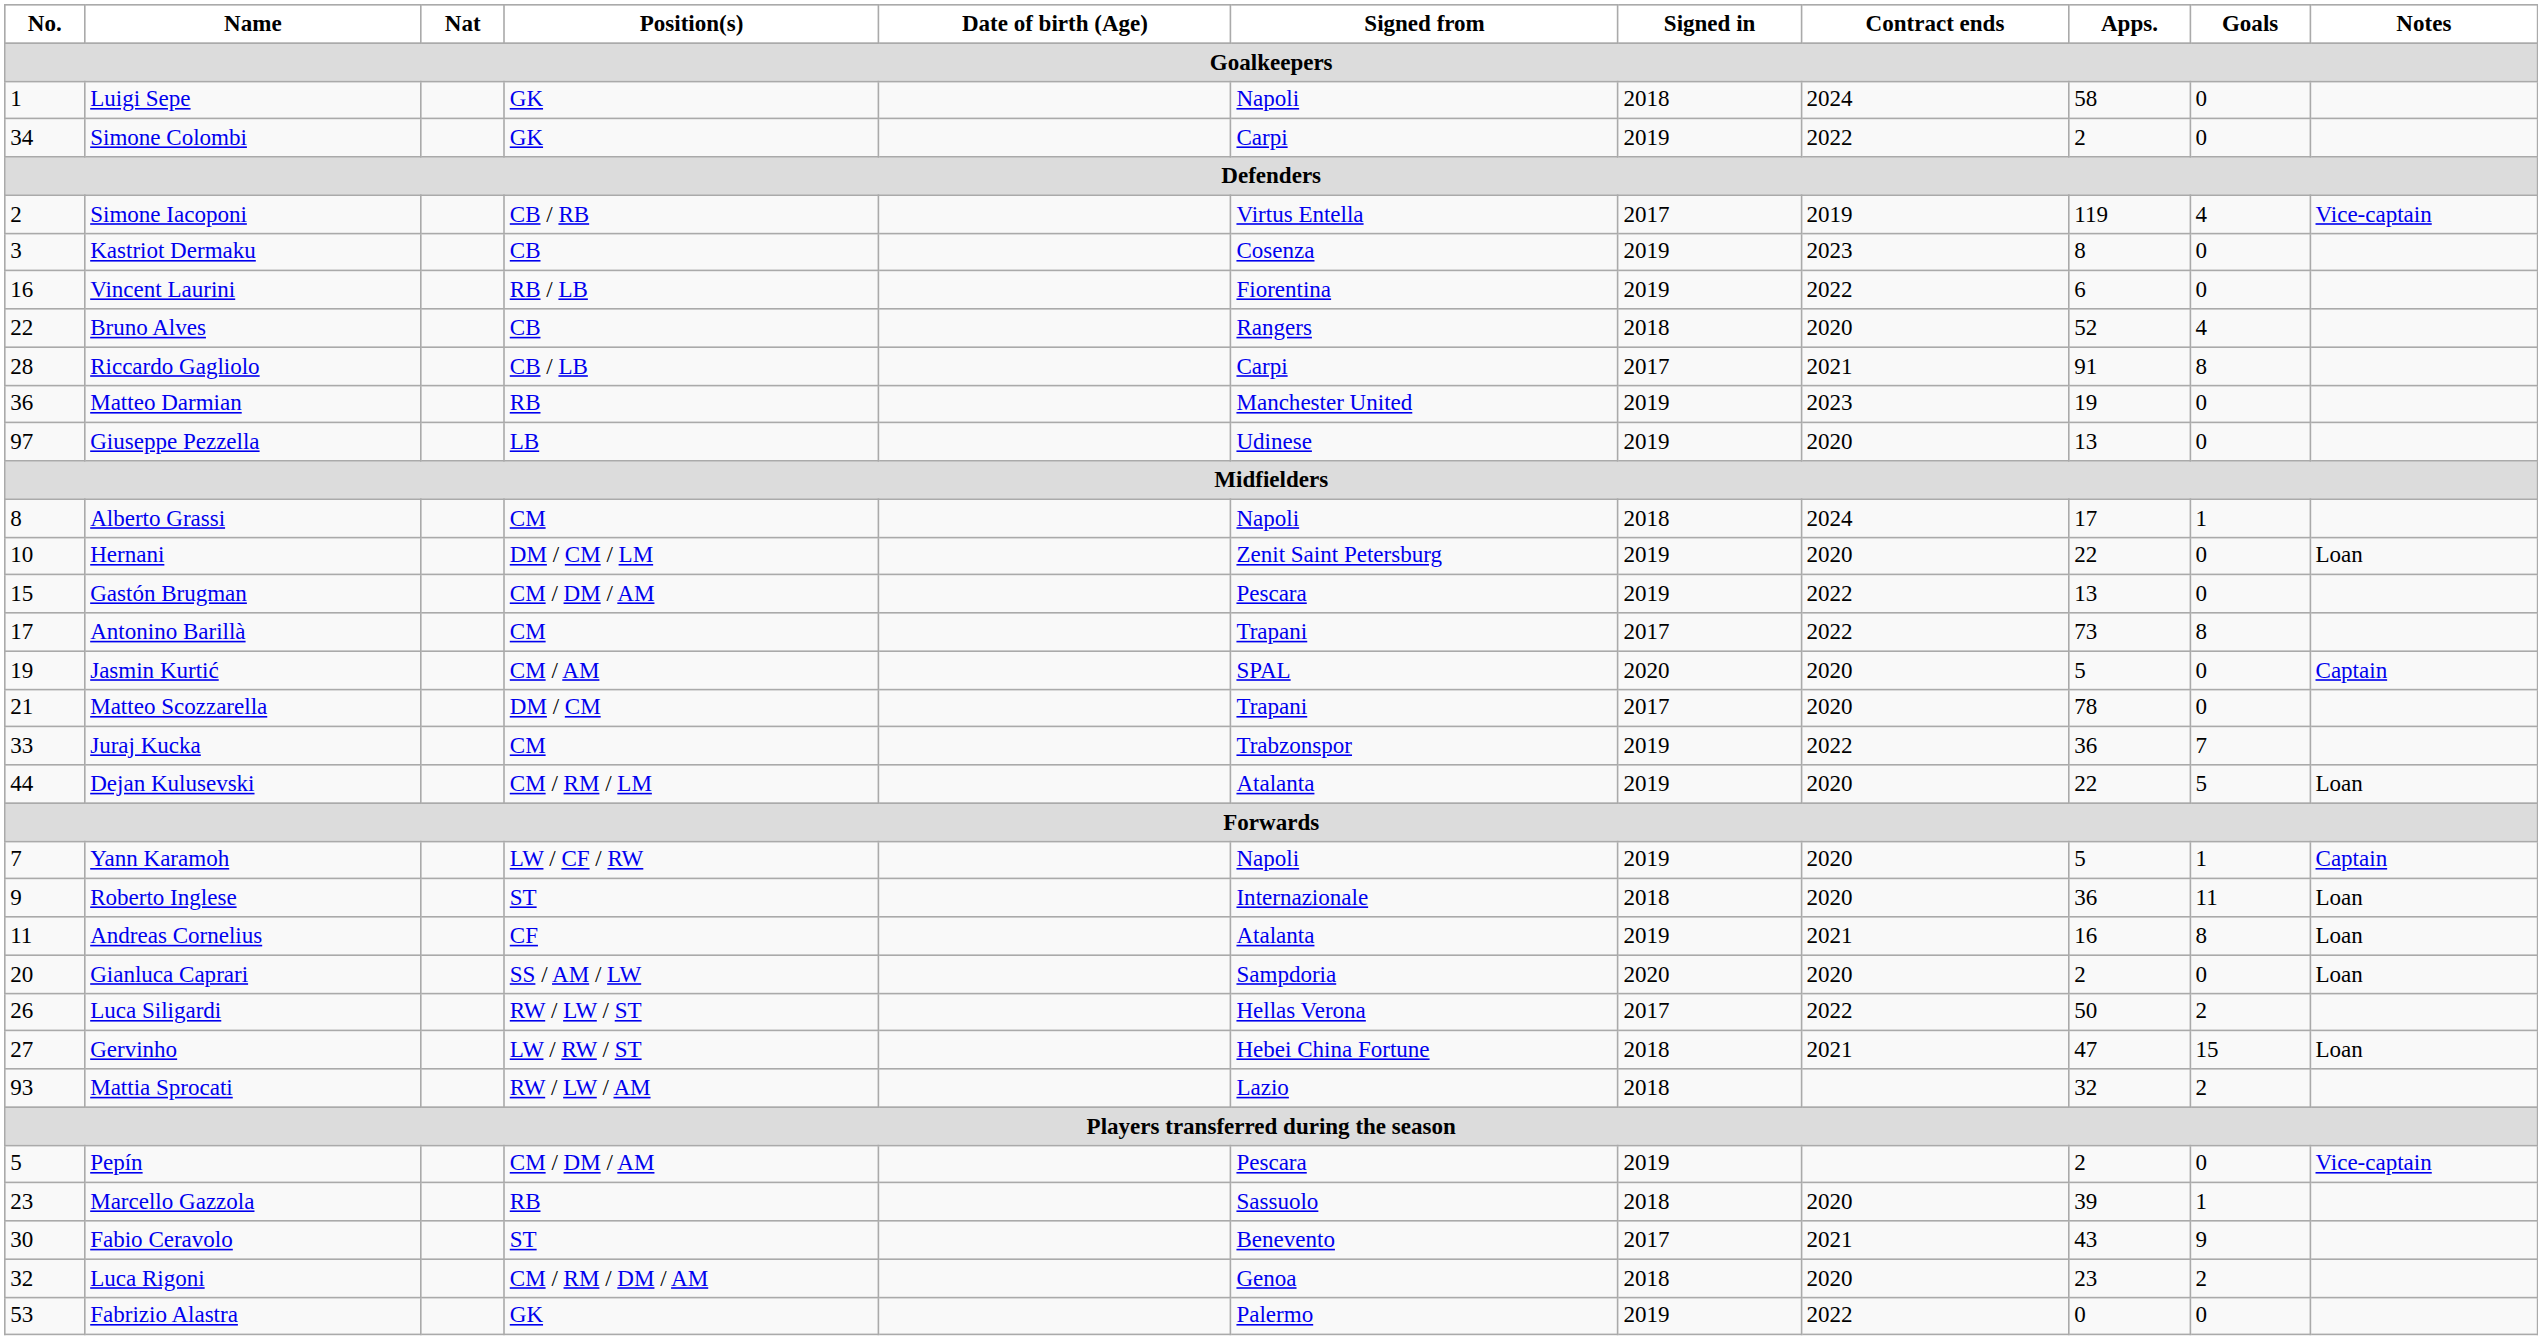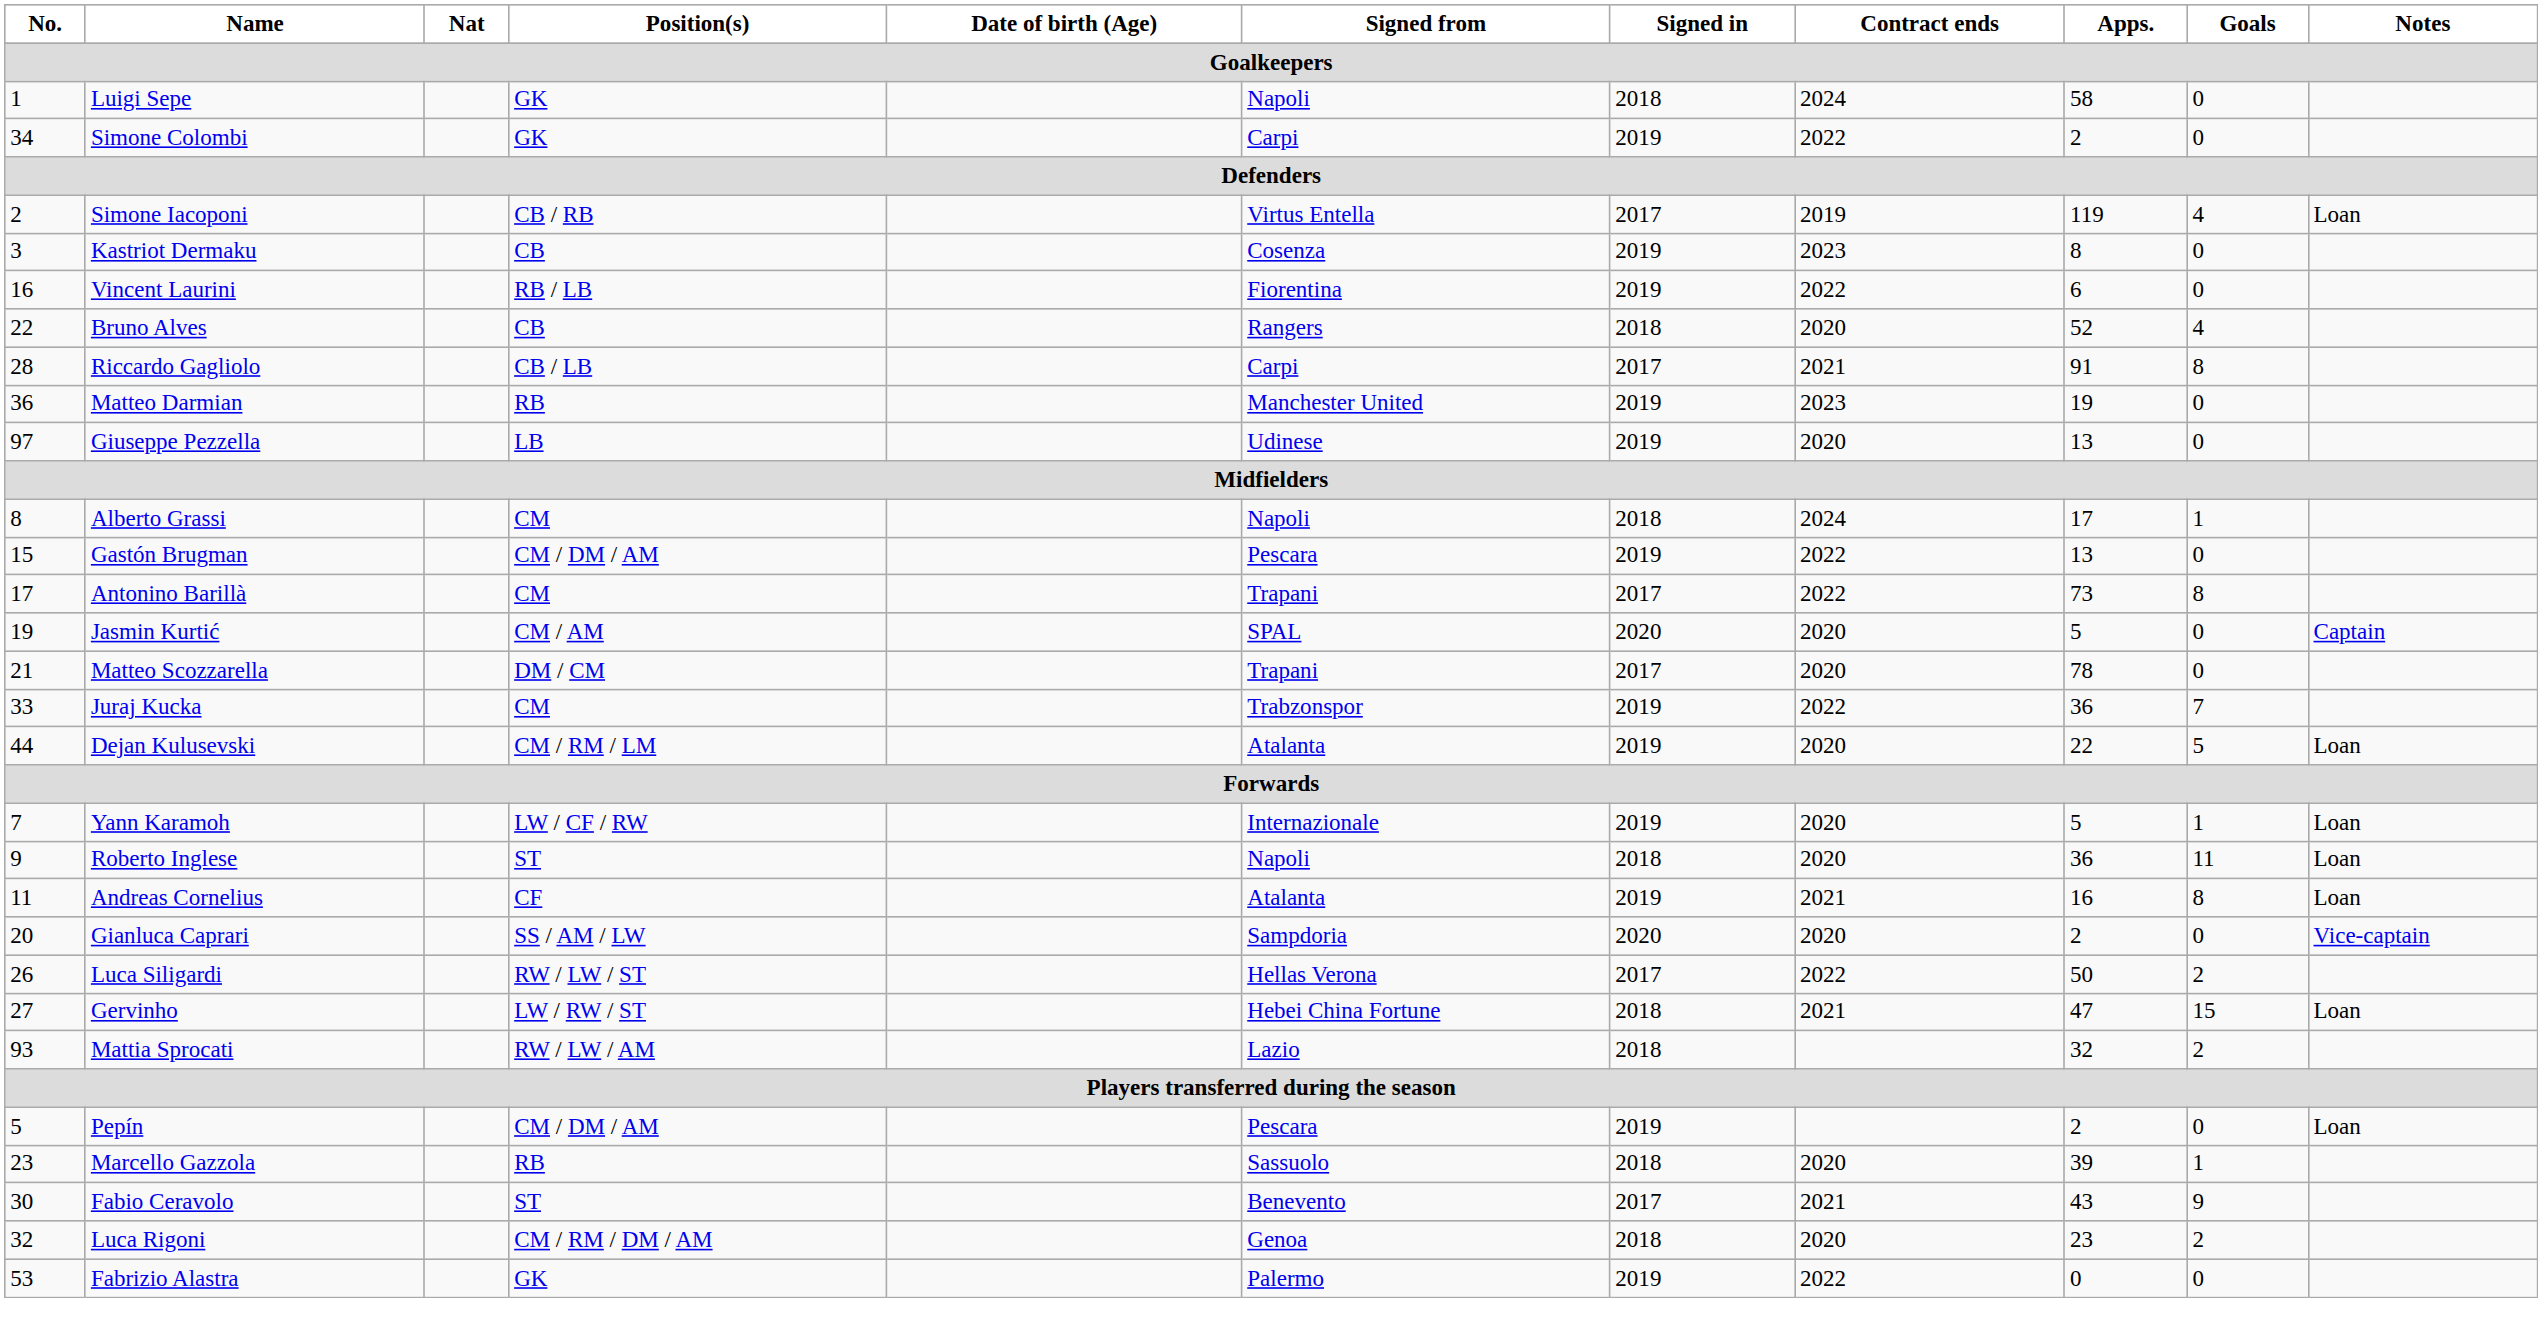(2374, 213) Vice-captain -> (2337, 213) Loan
- row: (127, 555)
(1268, 859) Napoli -> (1313, 821) Internazionale
(2351, 859) Captain -> (2337, 821) Loan
(1302, 897) Internazionale -> (1279, 859) Napoli
(2339, 973) Loan -> (2372, 935) Vice-captain
(2374, 1163) Vice-captain -> (2337, 1125) Loan
